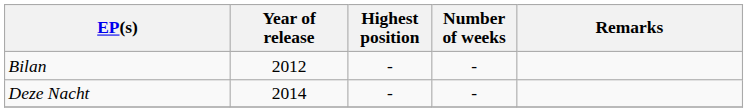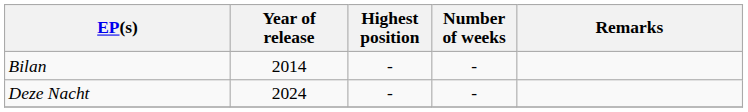(289, 65) 2012 -> (289, 65) 2014
(289, 93) 2014 -> (289, 93) 2024
